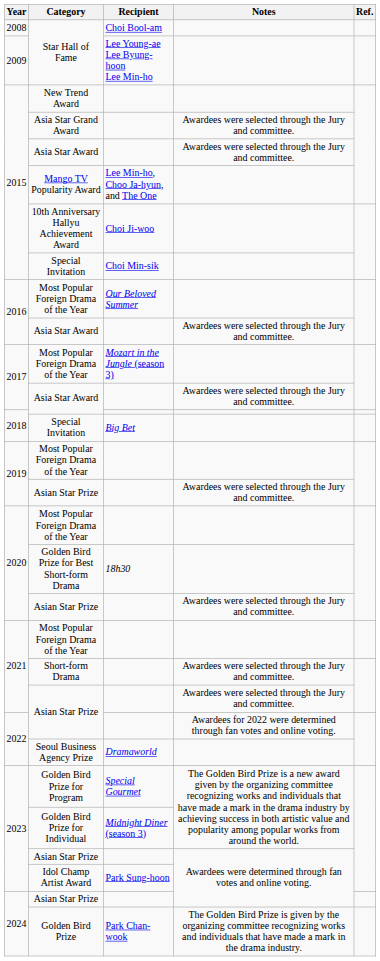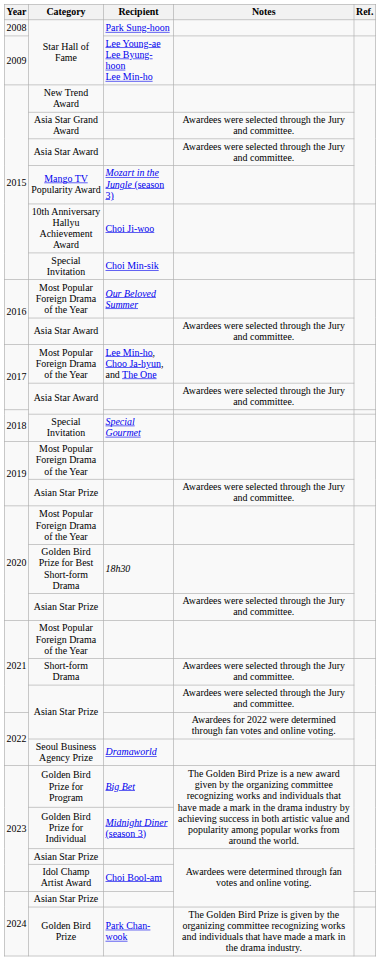(134, 28) Choi Bool-am -> (138, 28) Park Sung-hoon
(134, 184) Lee Min-ho, Choo Ja-hyun, and The One -> (135, 184) Mozart in the Jungle (season 3)
(135, 363) Mozart in the Jungle (season 3) -> (134, 363) Lee Min-ho, Choo Ja-hyun, and The One
(120, 427) Big Bet -> (123, 427) Special Gourmet
(123, 786) Special Gourmet -> (120, 786) Big Bet
(138, 877) Park Sung-hoon -> (134, 877) Choi Bool-am
